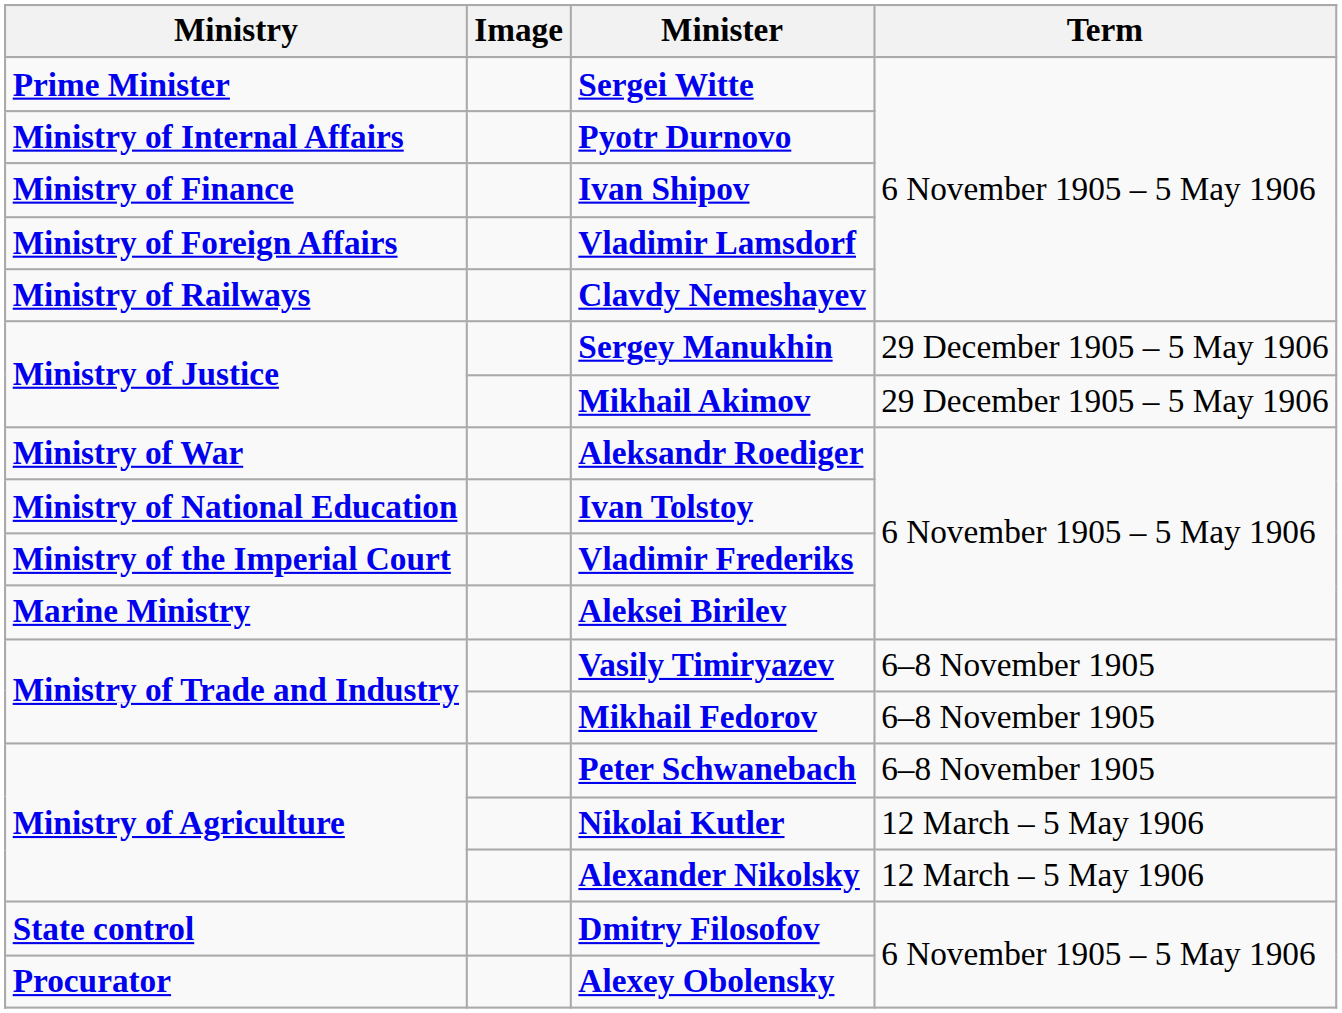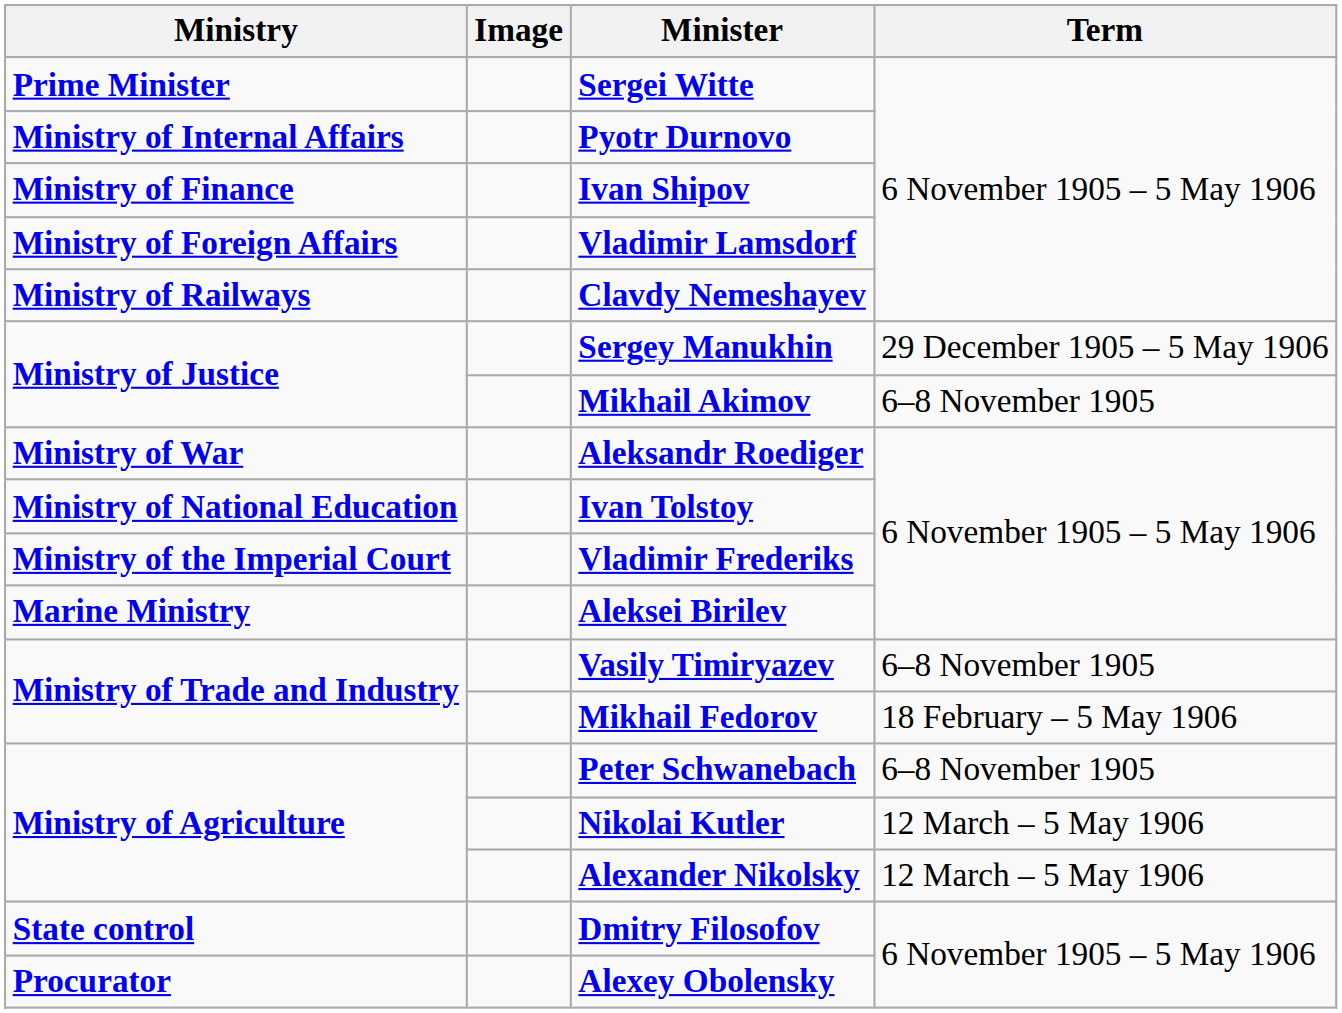(1105, 400) 29 December 1905 – 5 May 1906 -> (1018, 400) 6–8 November 1905
(1018, 717) 6–8 November 1905 -> (1059, 717) 18 February – 5 May 1906
